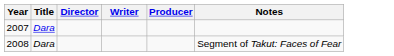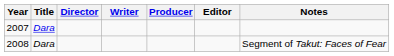+ column: (217, 12)
